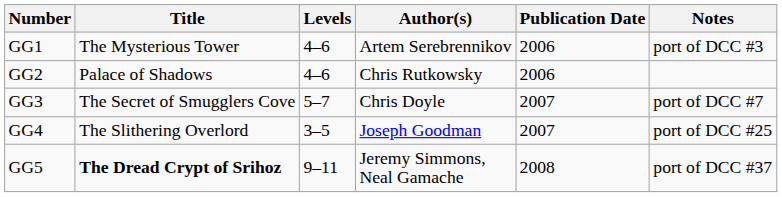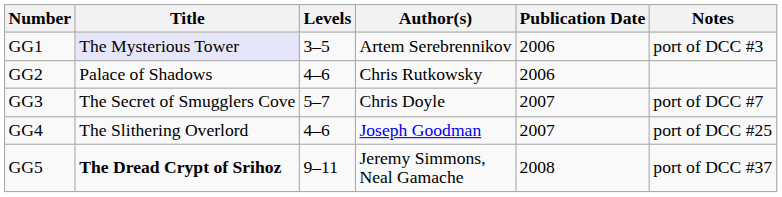(159, 46) no background -> (159, 46) lavender background
(317, 46) 4–6 -> (317, 46) 3–5
(317, 130) 3–5 -> (317, 130) 4–6
